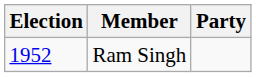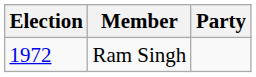(30, 54) 1952 -> (30, 54) 1972
